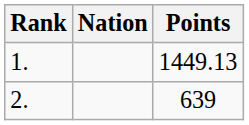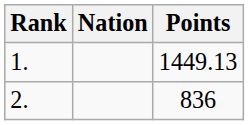(198, 100) 639 -> (198, 100) 836
